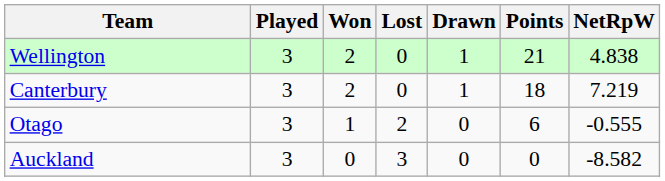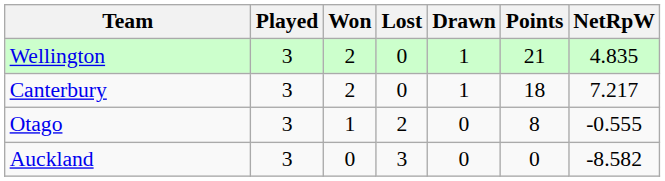(614, 55) 4.838 -> (614, 55) 4.835
(614, 90) 7.219 -> (614, 90) 7.217
(535, 124) 6 -> (535, 124) 8
